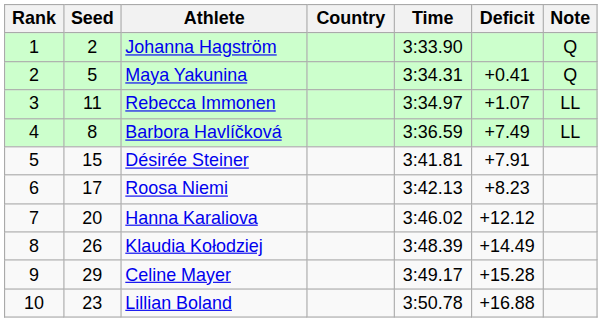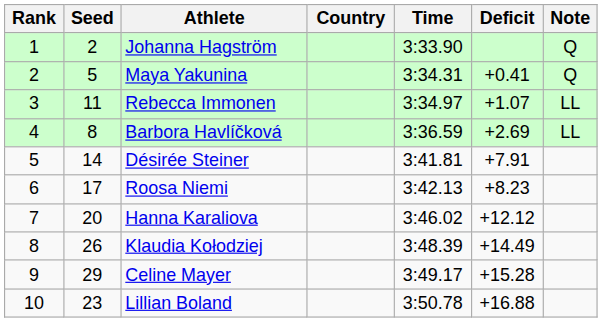(507, 132) +7.49 -> (507, 132) +2.69
(92, 160) 15 -> (92, 160) 14
